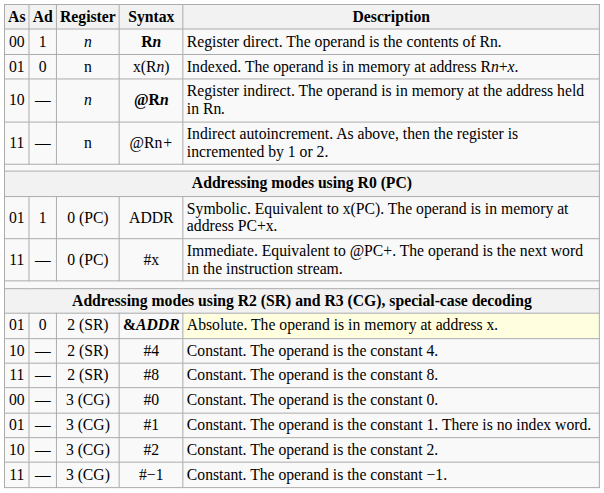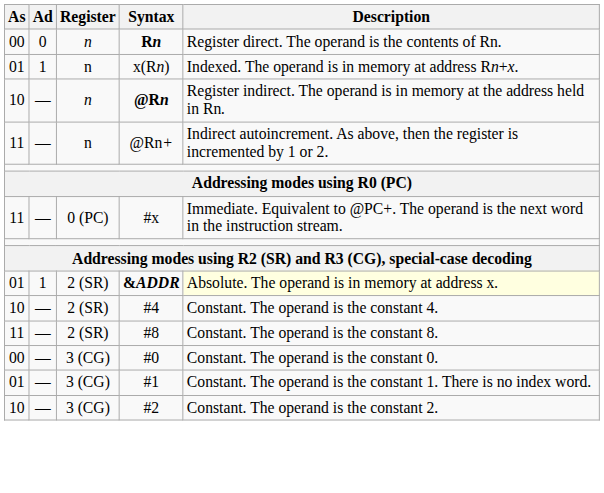(43, 41) 1 -> (43, 41) 0
(43, 66) 0 -> (43, 66) 1
- row: (17, 217)
(43, 325) 0 -> (43, 283) 1
- row: (17, 474)
